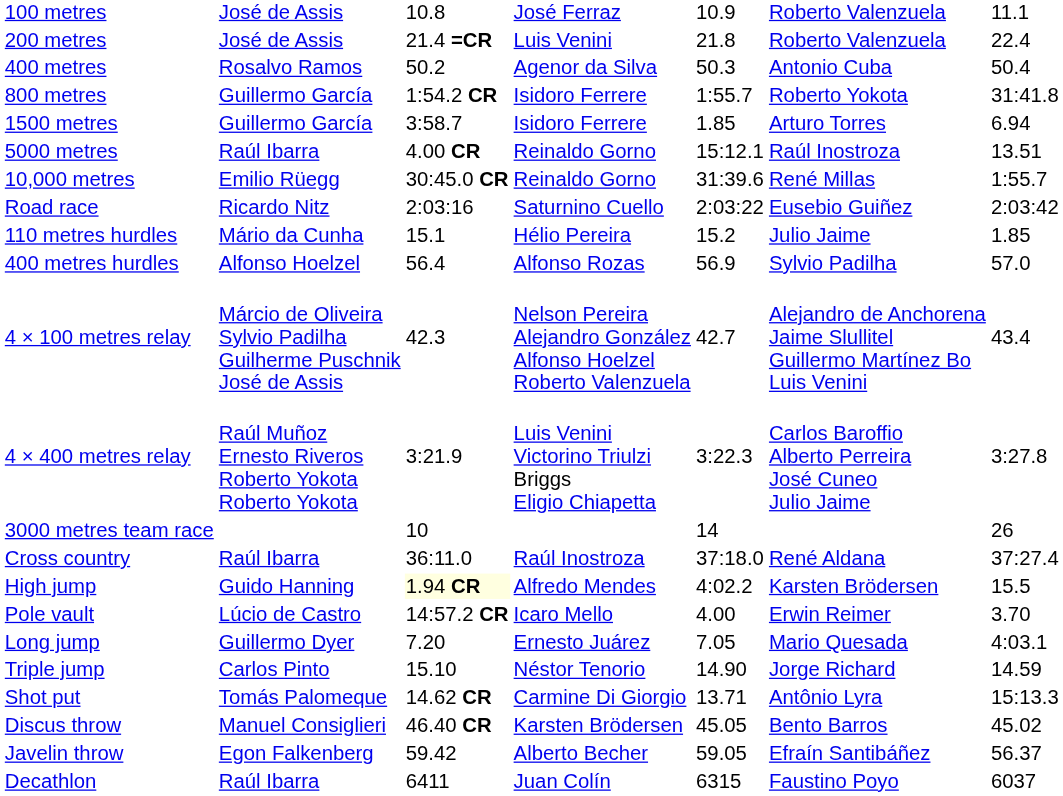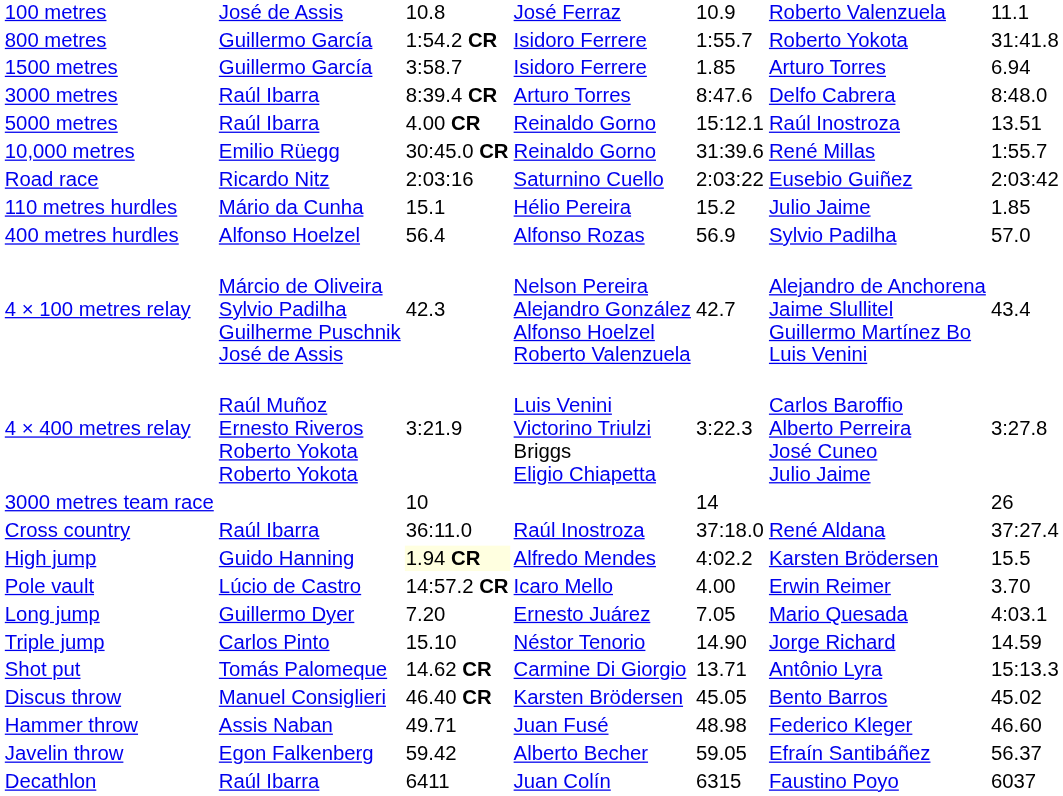- row: (56, 40)
- row: (56, 67)
+ row: (61, 95)
+ row: (71, 725)
